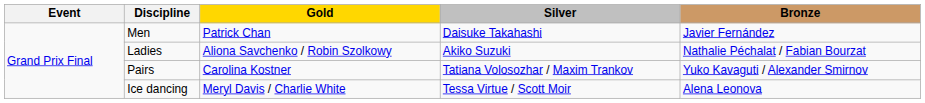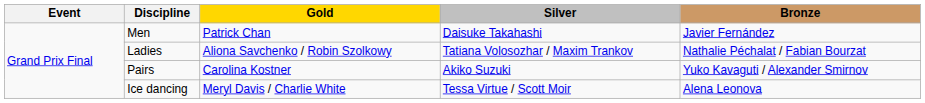(477, 51) Akiko Suzuki -> (538, 51) Tatiana Volosozhar / Maxim Trankov
(538, 70) Tatiana Volosozhar / Maxim Trankov -> (477, 70) Akiko Suzuki
